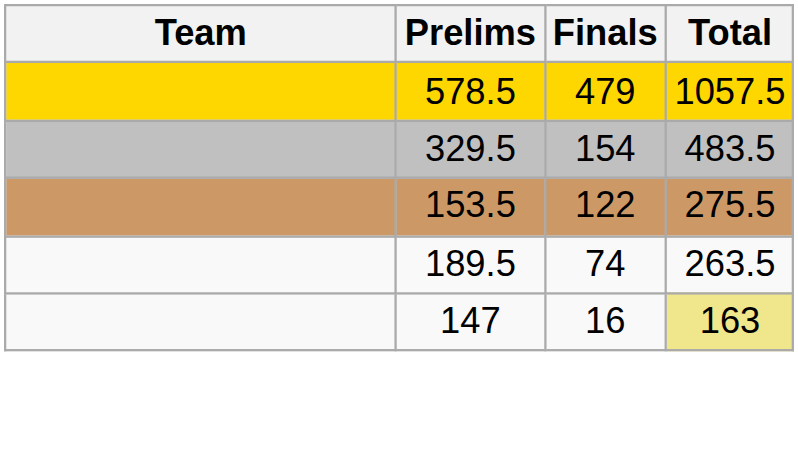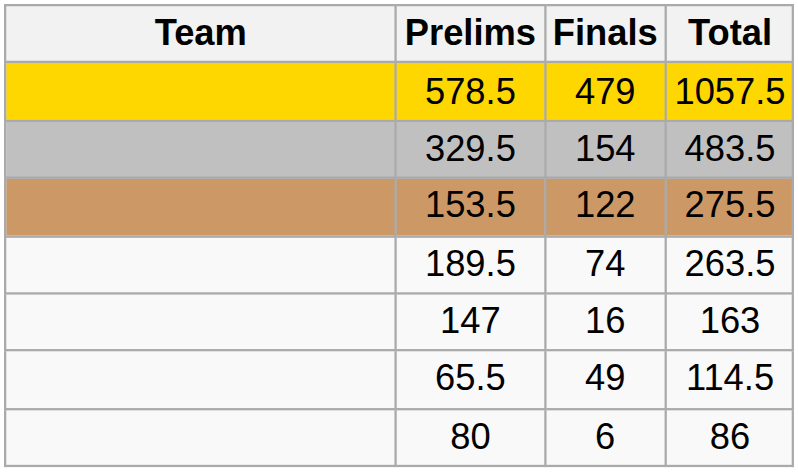(730, 321) khaki background -> (730, 321) no background
+ row: (470, 378)
+ row: (470, 436)
